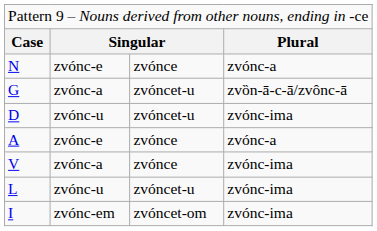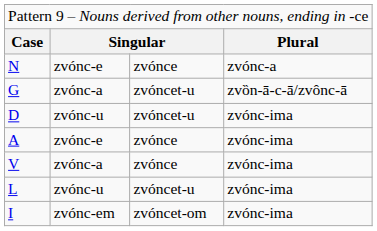(252, 139) zvónc-a -> (260, 139) zvónc-ima
